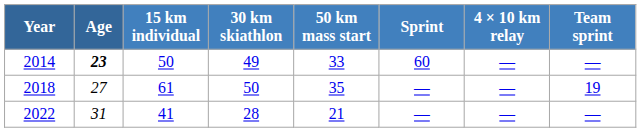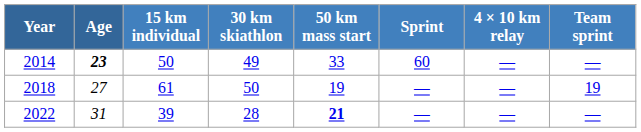(337, 88) 35 -> (337, 88) 19
(166, 114) 41 -> (166, 114) 39
(337, 114) normal -> (337, 114) bold
